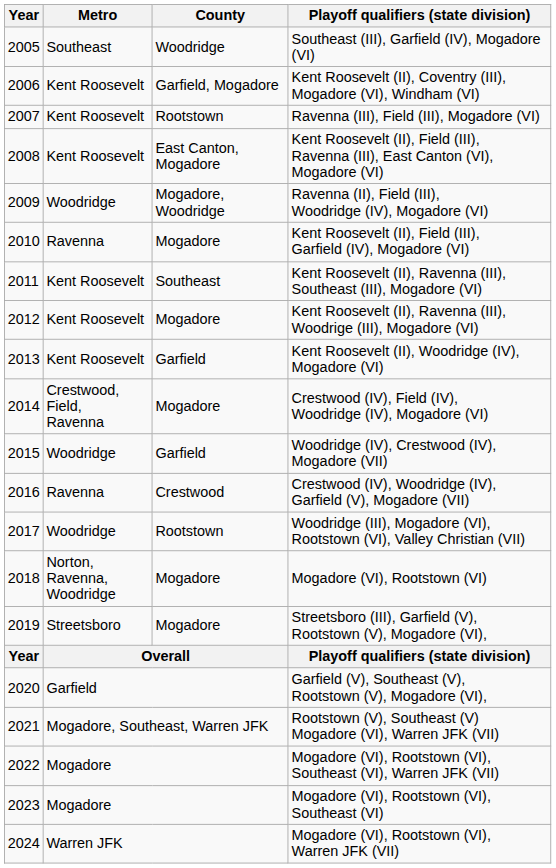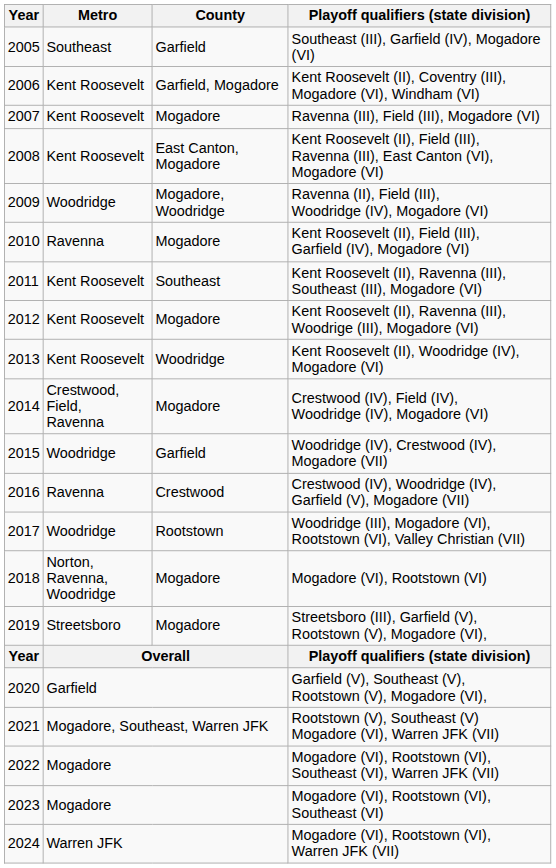(190, 46) Woodridge -> (181, 46) Garfield
(189, 116) Rootstown -> (188, 116) Mogadore
(181, 359) Garfield -> (190, 359) Woodridge
